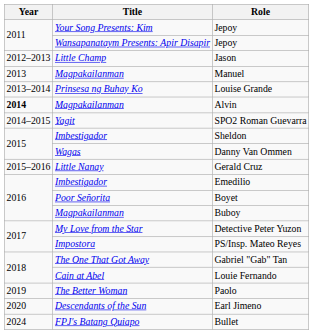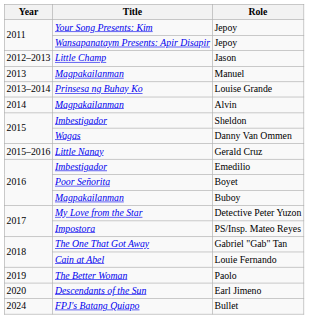(16, 105) bold -> (16, 105) normal
- row: (65, 120)
